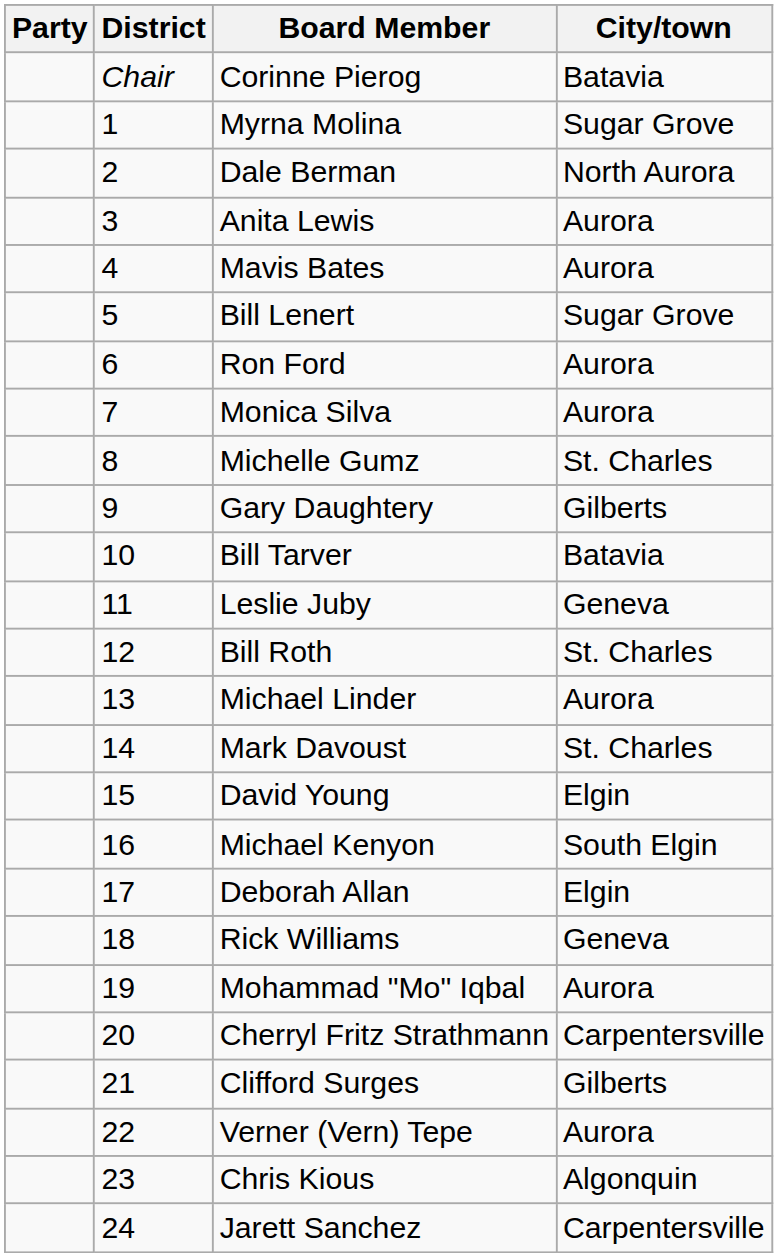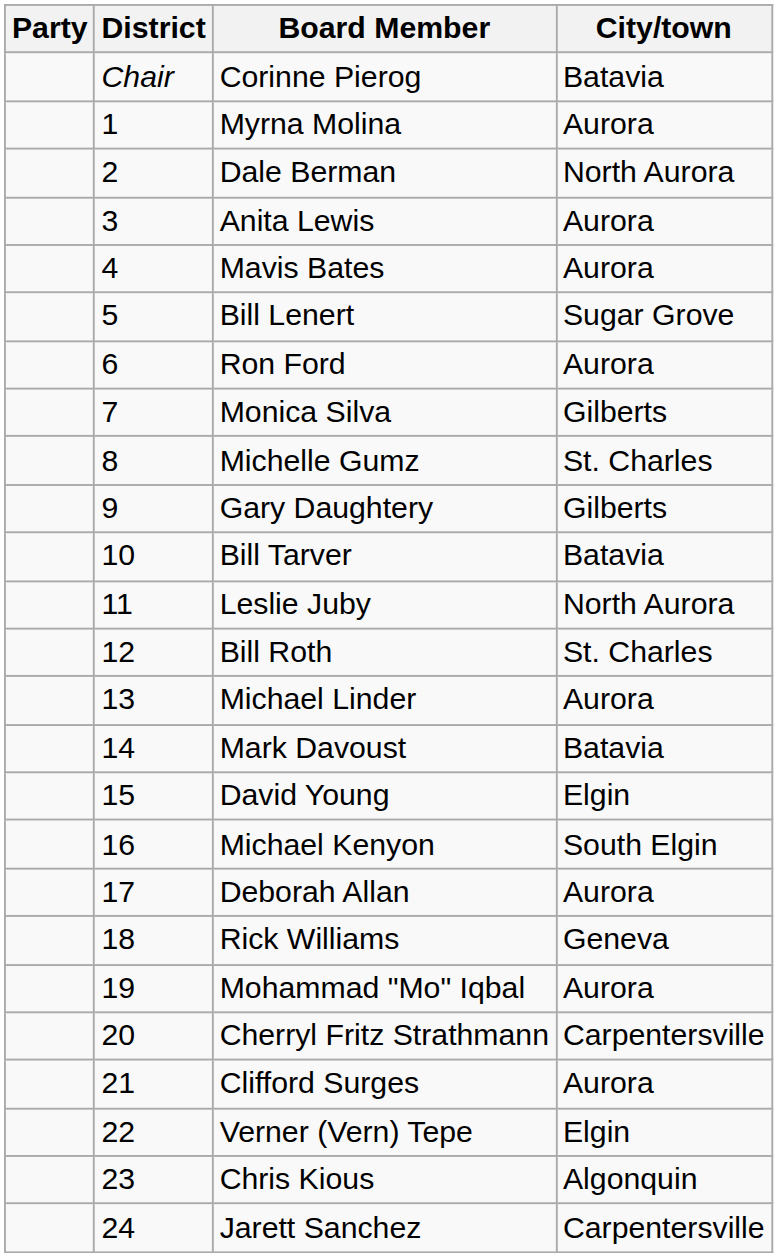(649, 124) Sugar Grove -> (608, 124) Aurora
(608, 412) Aurora -> (615, 412) Gilberts
(616, 603) Geneva -> (649, 603) North Aurora
(638, 747) St. Charles -> (613, 747) Batavia
(597, 891) Elgin -> (608, 891) Aurora
(615, 1083) Gilberts -> (608, 1083) Aurora
(608, 1131) Aurora -> (597, 1131) Elgin
